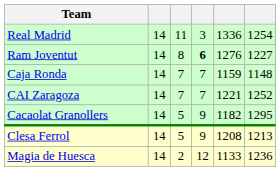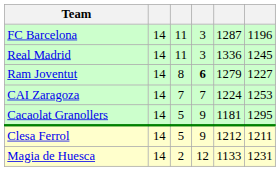+ row: (42, 34)
(260, 34) 1254 -> (260, 54) 1245
(229, 54) 1276 -> (229, 74) 1279
- row: (37, 74)
(229, 94) 1221 -> (229, 94) 1224
(260, 94) 1252 -> (260, 94) 1253
(229, 114) 1182 -> (229, 114) 1181
(229, 136) 1208 -> (229, 136) 1212
(260, 136) 1213 -> (260, 136) 1211
(260, 156) 1236 -> (260, 156) 1231
